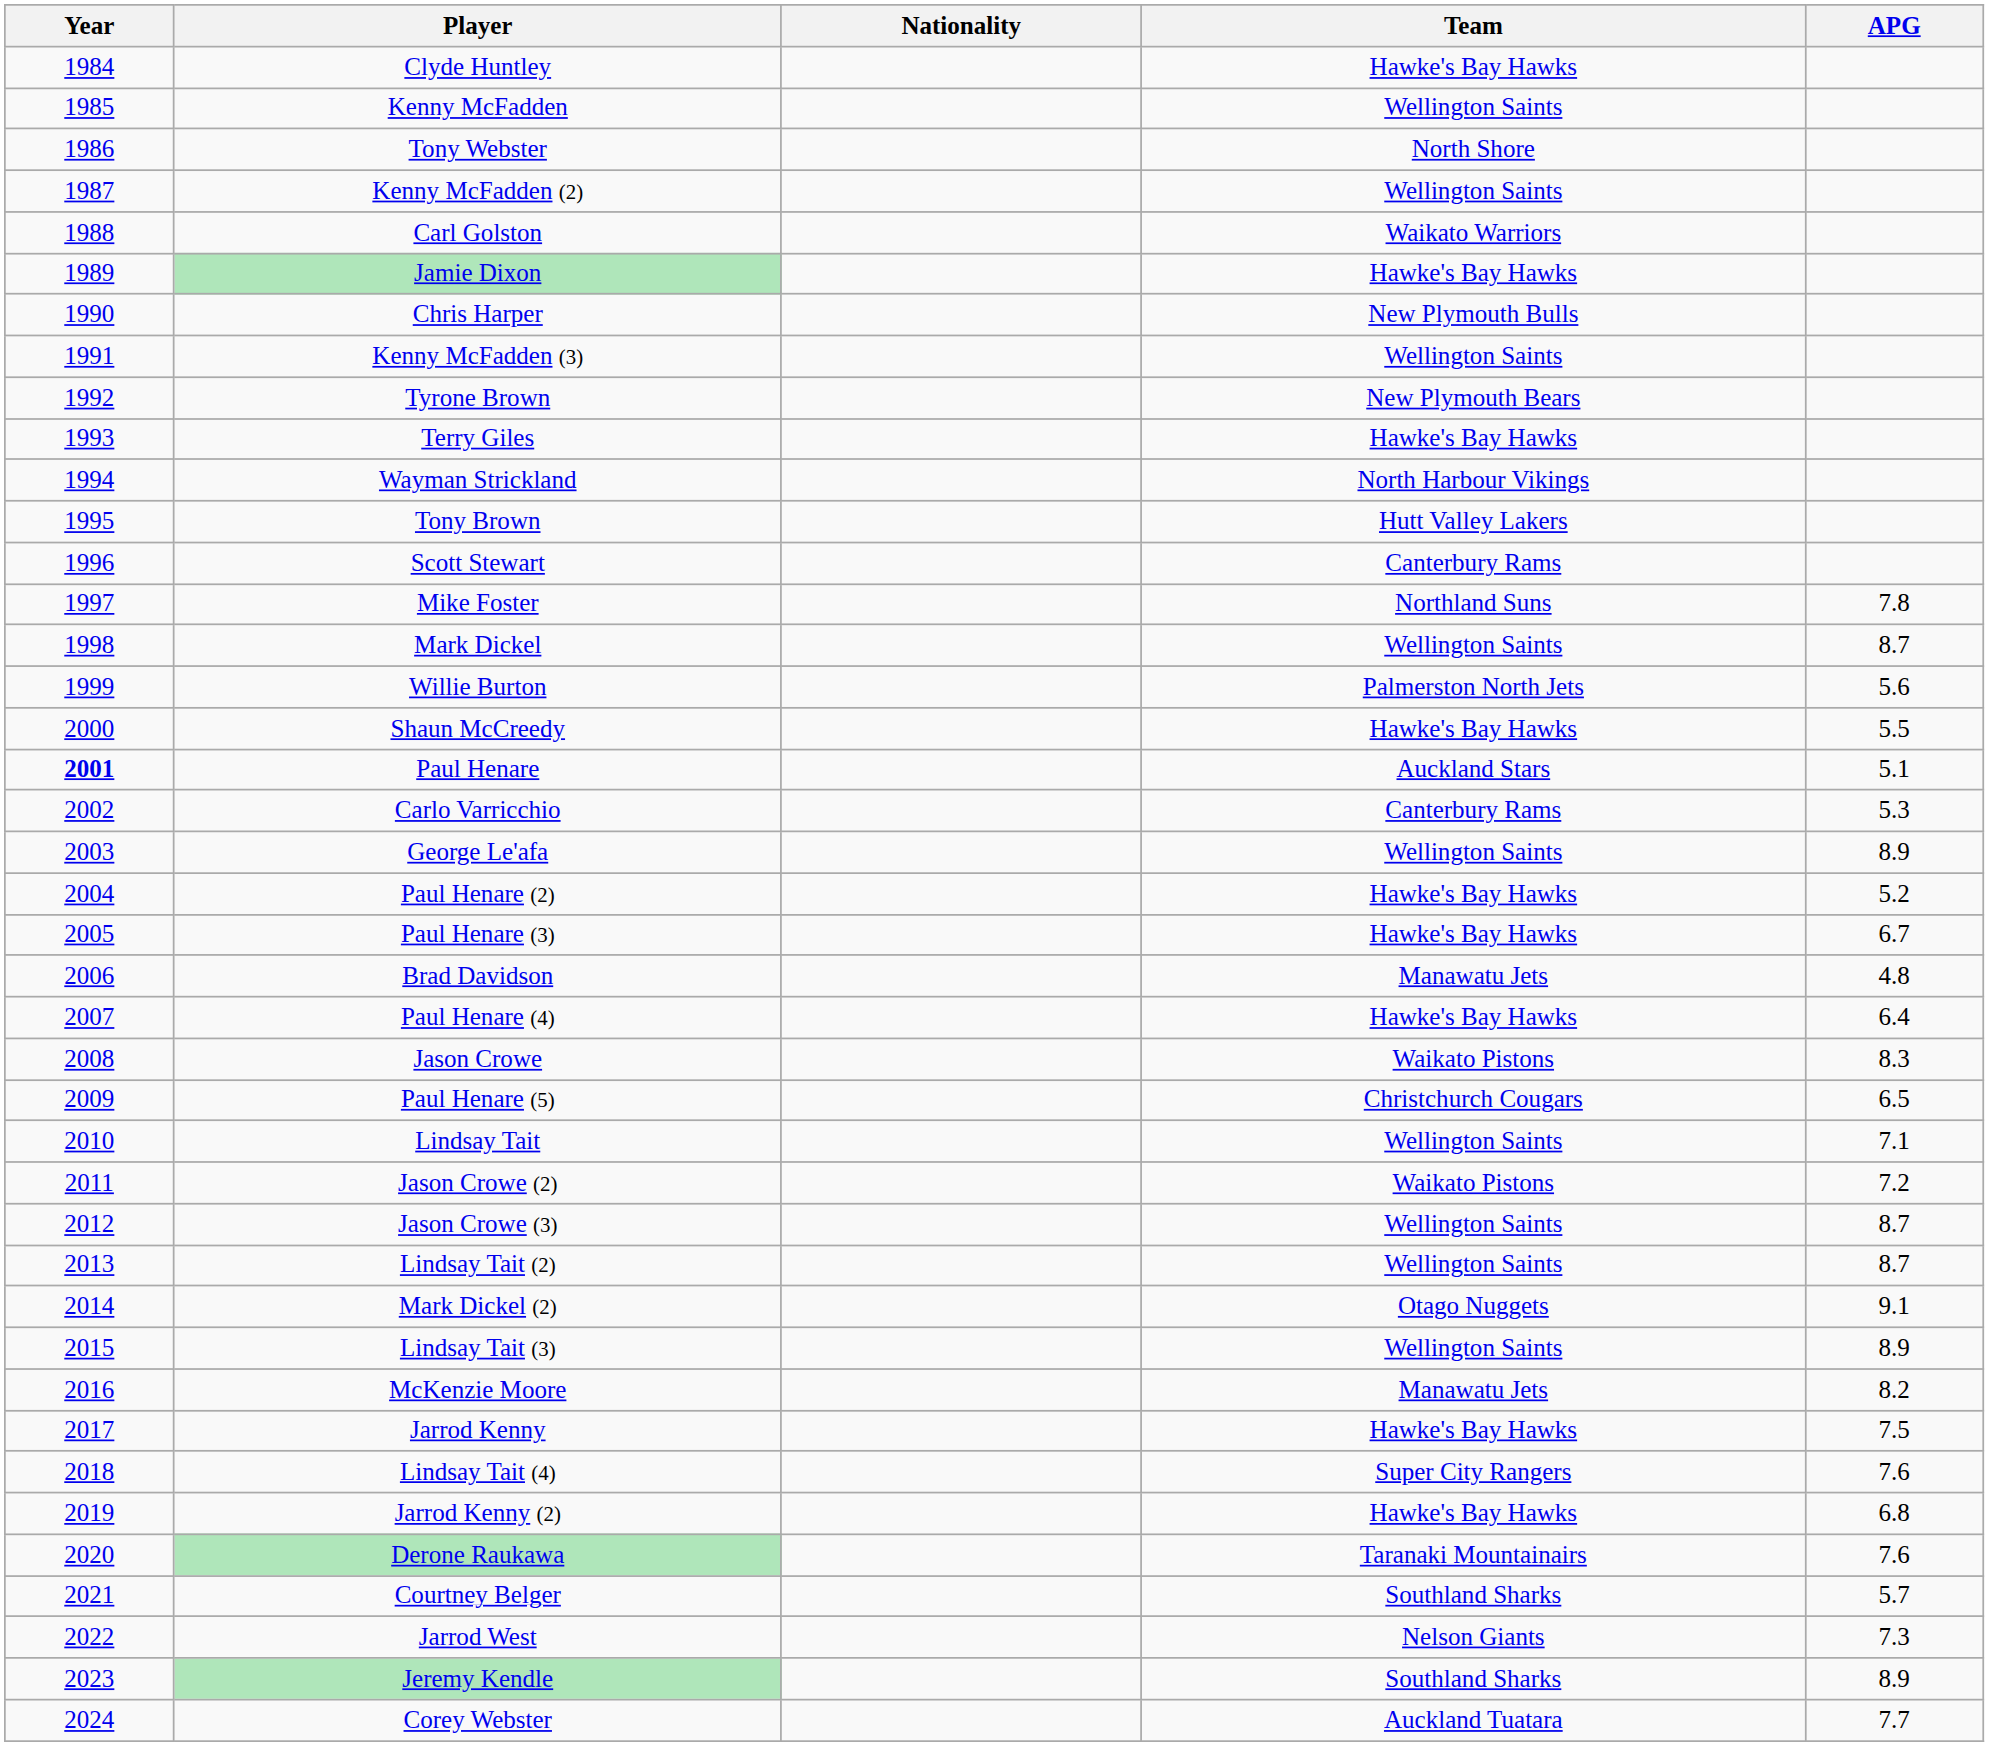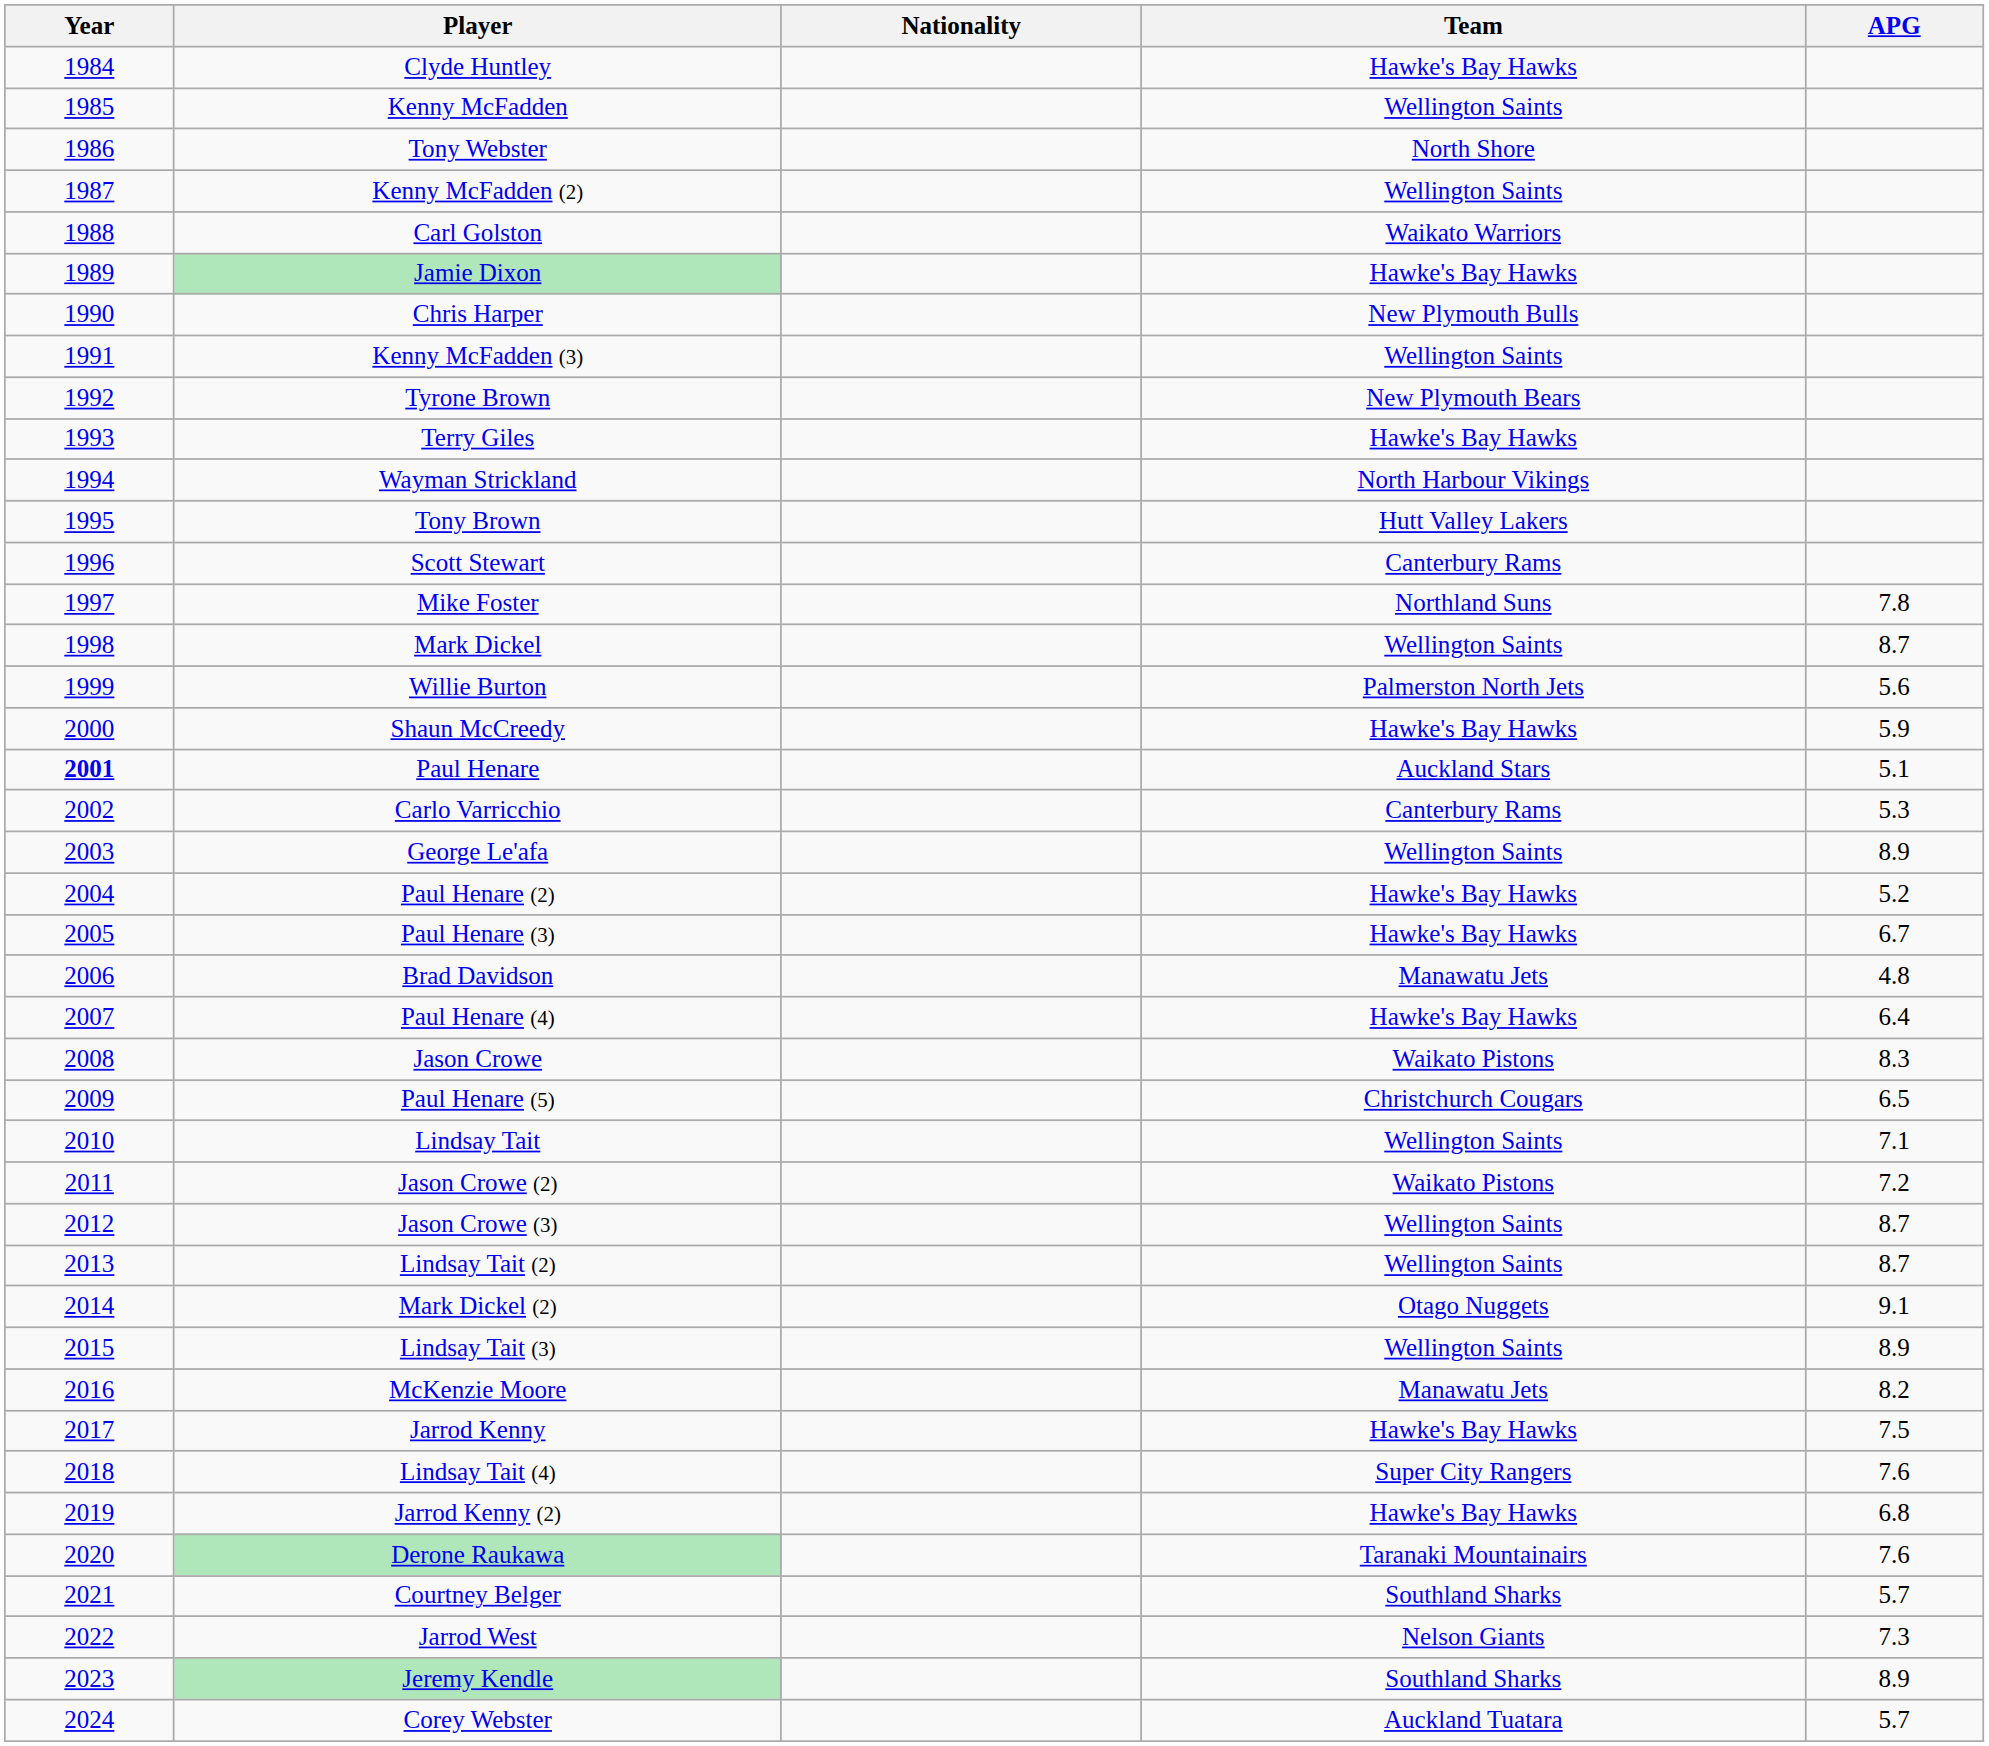(1894, 728) 5.5 -> (1894, 728) 5.9
(1894, 1719) 7.7 -> (1894, 1719) 5.7
